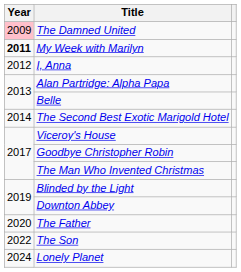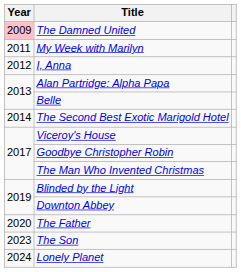(19, 48) bold -> (19, 48) normal
(19, 240) 2022 -> (19, 240) 2023
